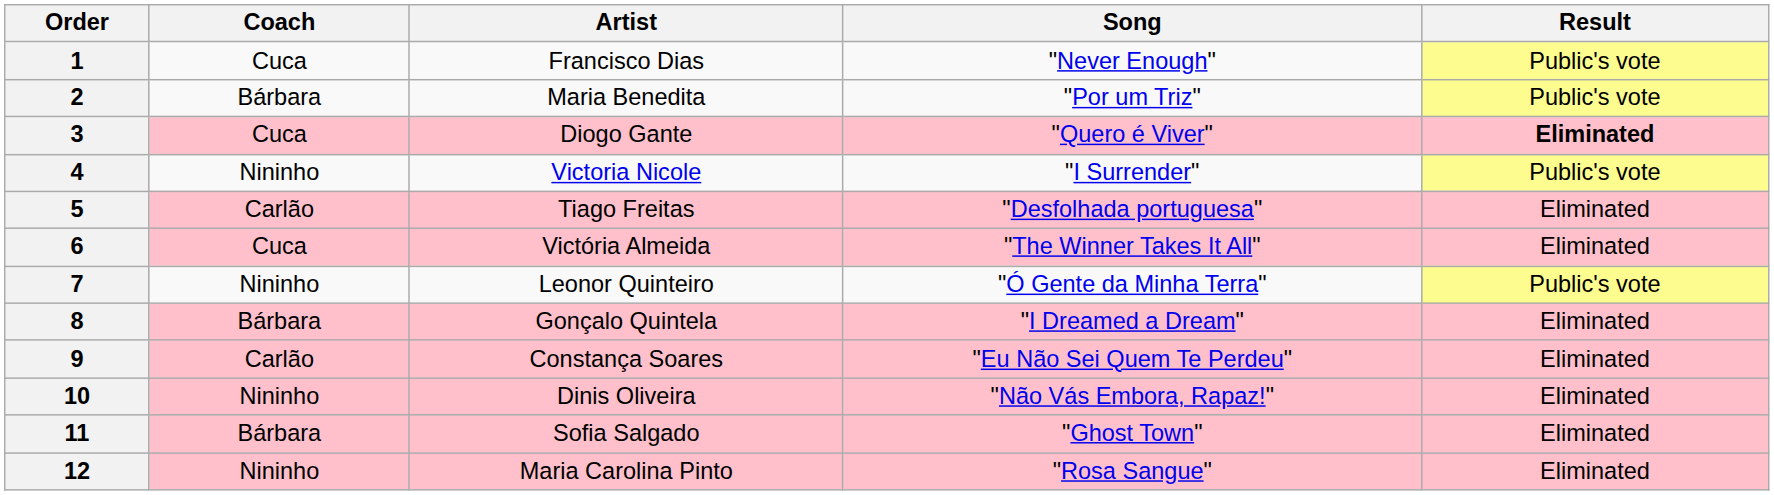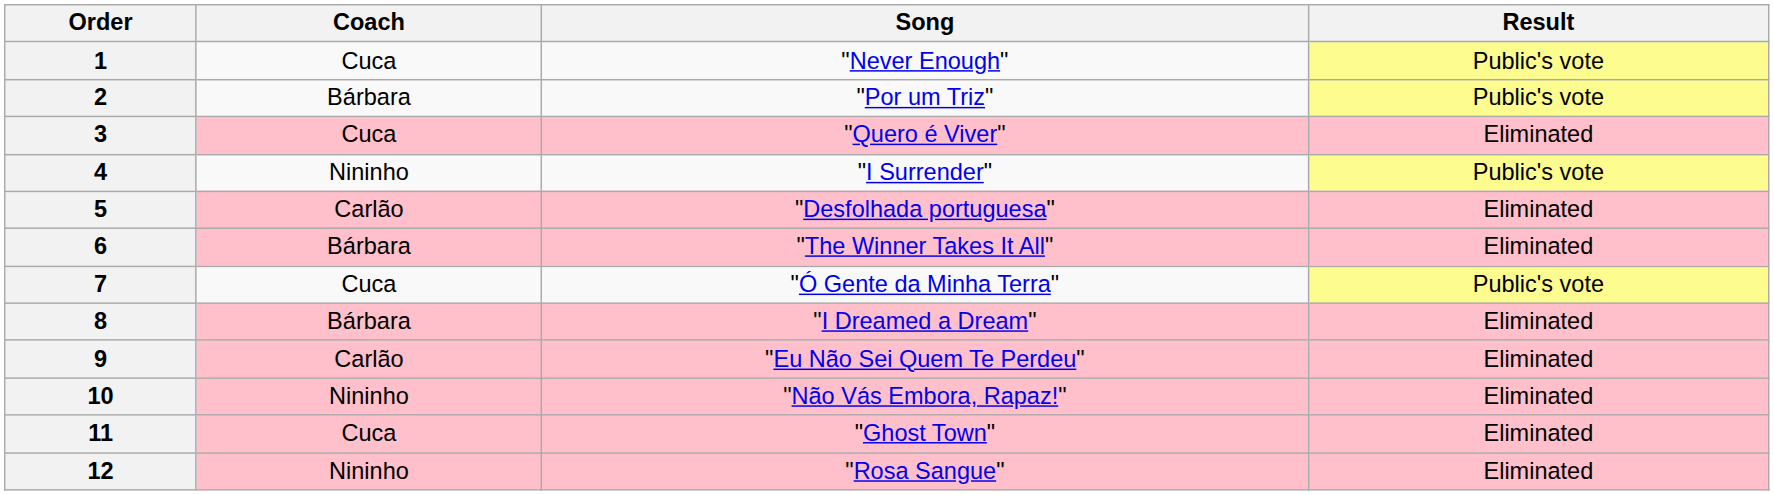- column: (626, 23)
(1595, 135) bold -> (1538, 135) normal
(279, 246) Cuca -> (369, 246) Bárbara
(279, 284) Nininho -> (369, 284) Cuca
(279, 433) Bárbara -> (369, 433) Cuca
